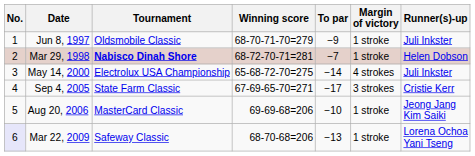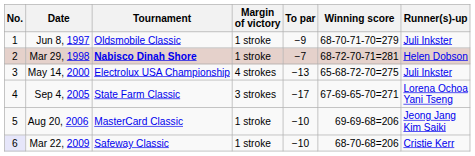columns swapped: (274, 18) <-> (376, 18)
(333, 72) −14 -> (300, 72) −13
(429, 88) Cristie Kerr -> (436, 94) Lorena Ochoa Yani Tseng
(333, 138) −13 -> (300, 143) −10
(436, 138) Lorena Ochoa Yani Tseng -> (429, 143) Cristie Kerr
